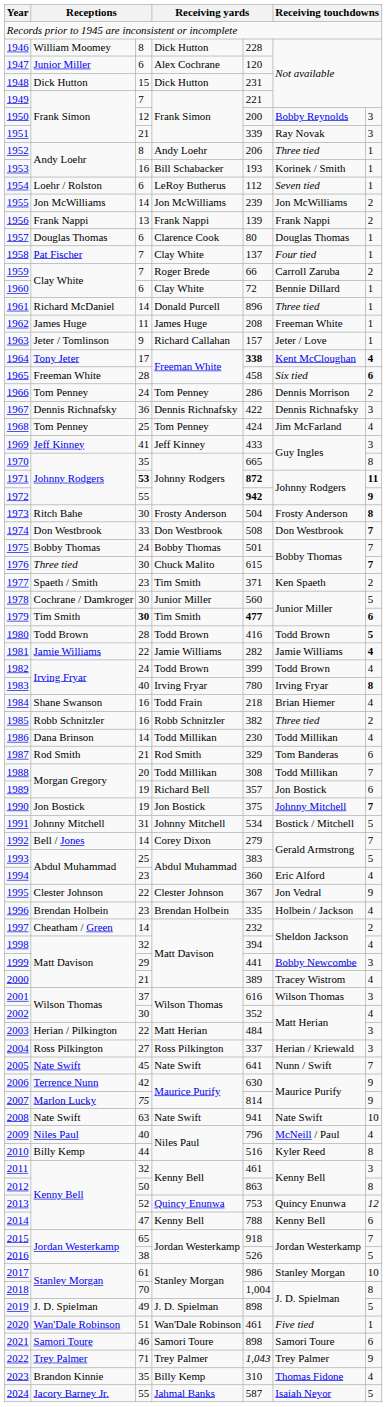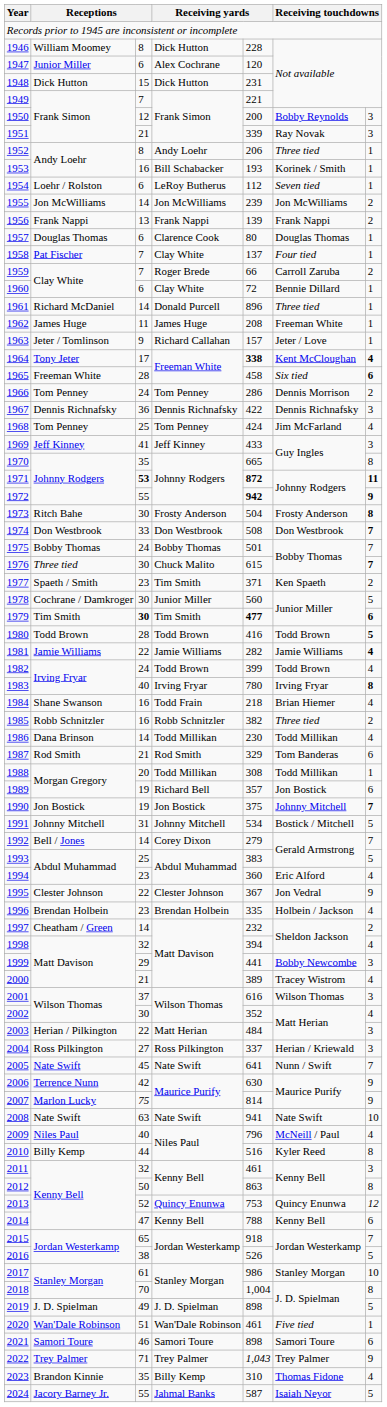(371, 772) 7 -> (371, 772) 1
